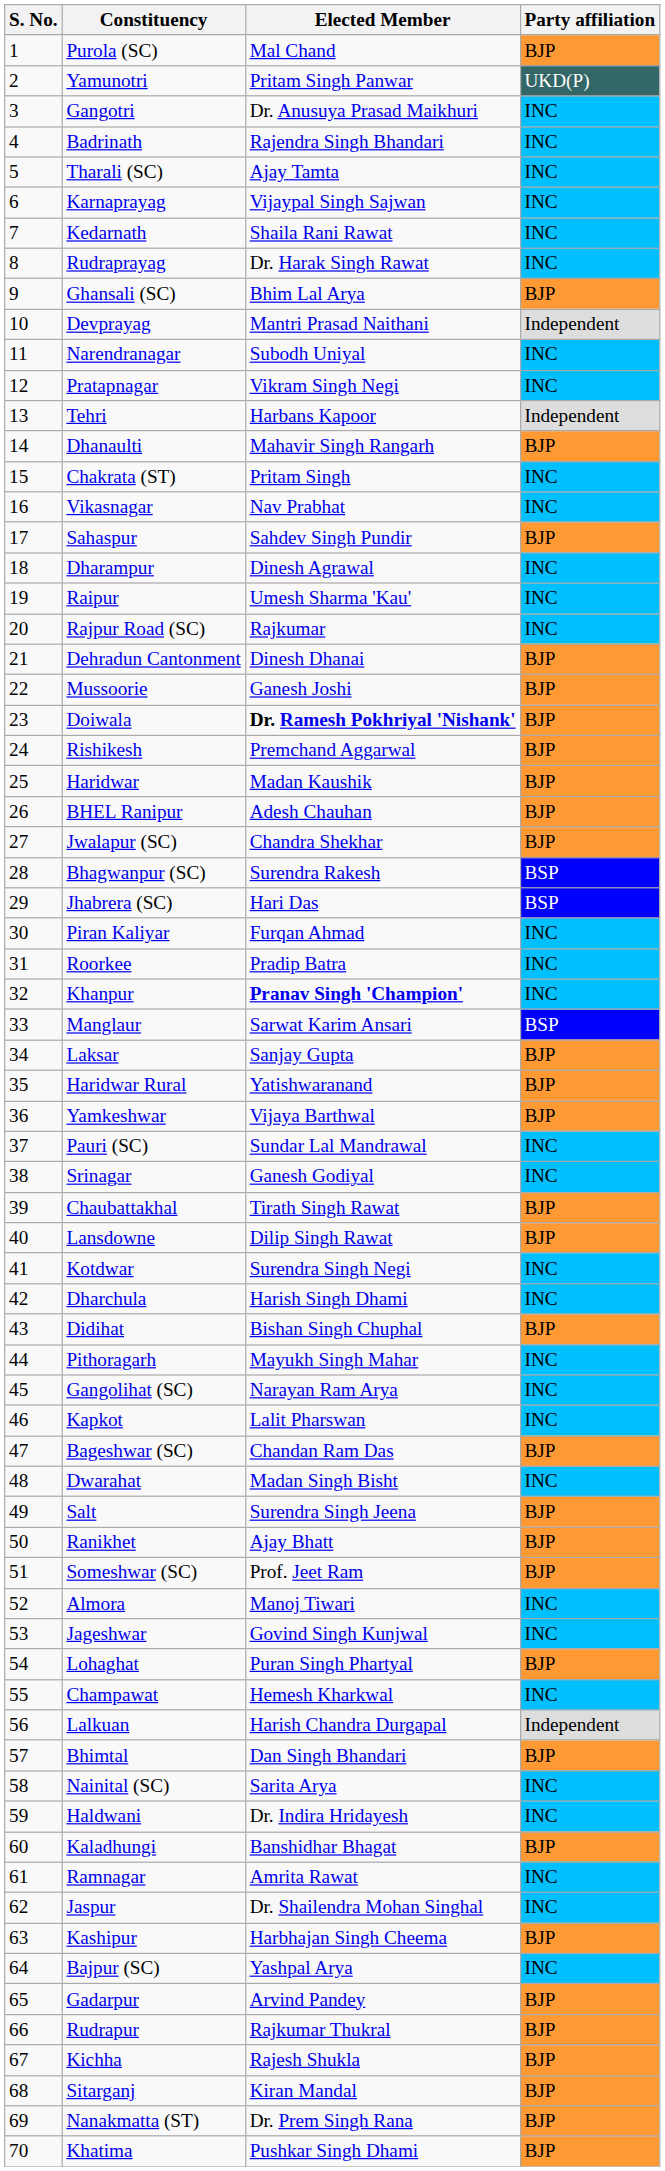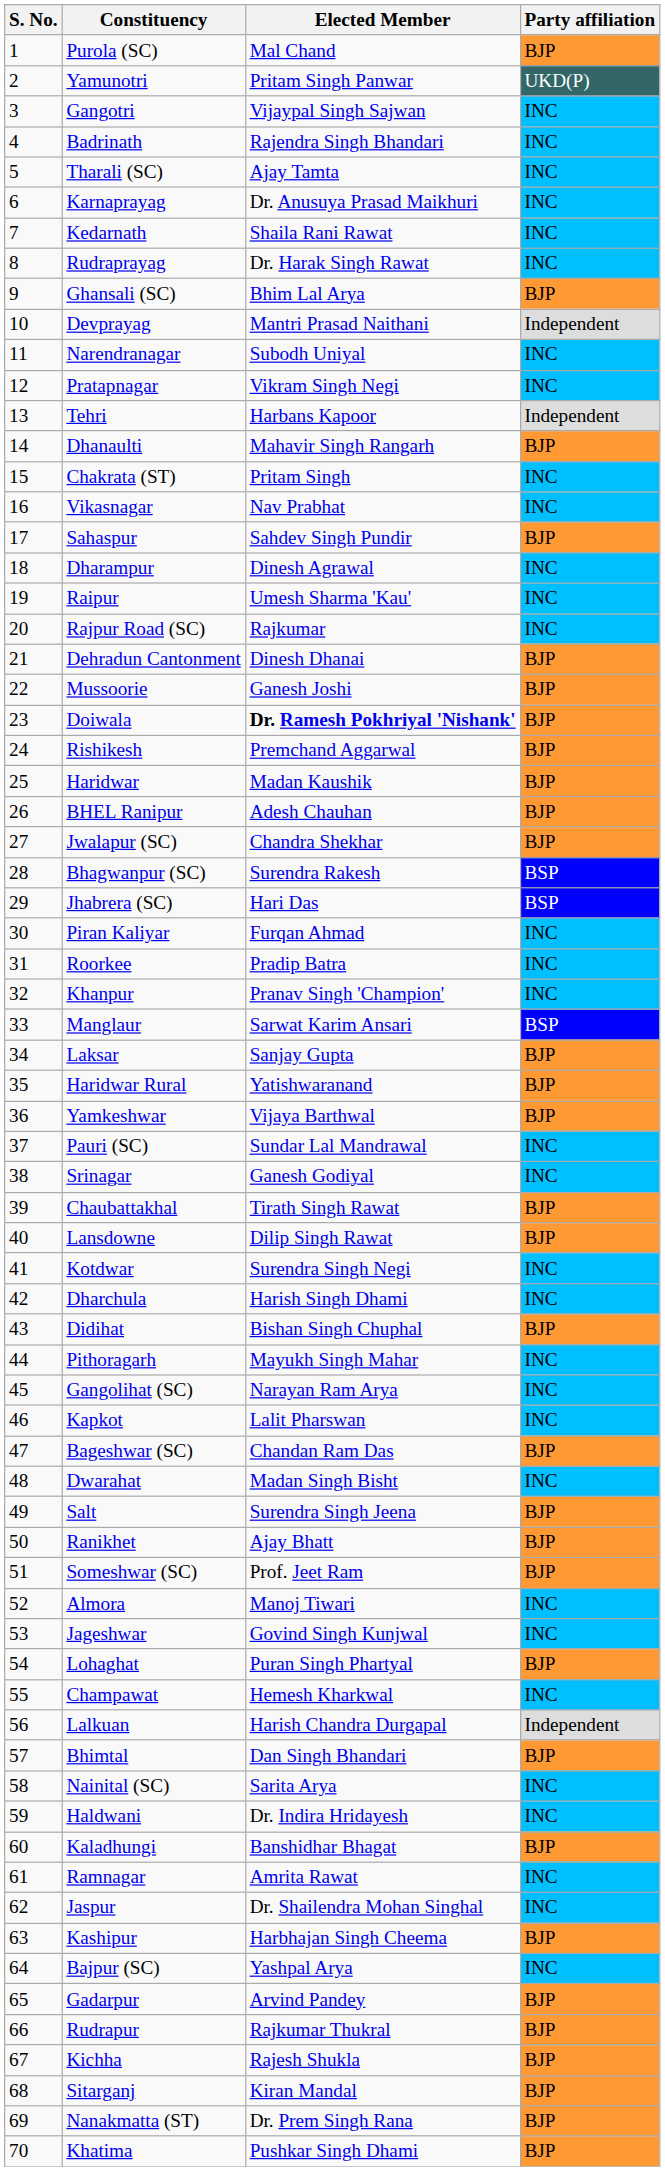(364, 111) Dr. Anusuya Prasad Maikhuri -> (338, 111) Vijaypal Singh Sajwan
(338, 202) Vijaypal Singh Sajwan -> (364, 202) Dr. Anusuya Prasad Maikhuri
(356, 994) bold -> (347, 994) normal
